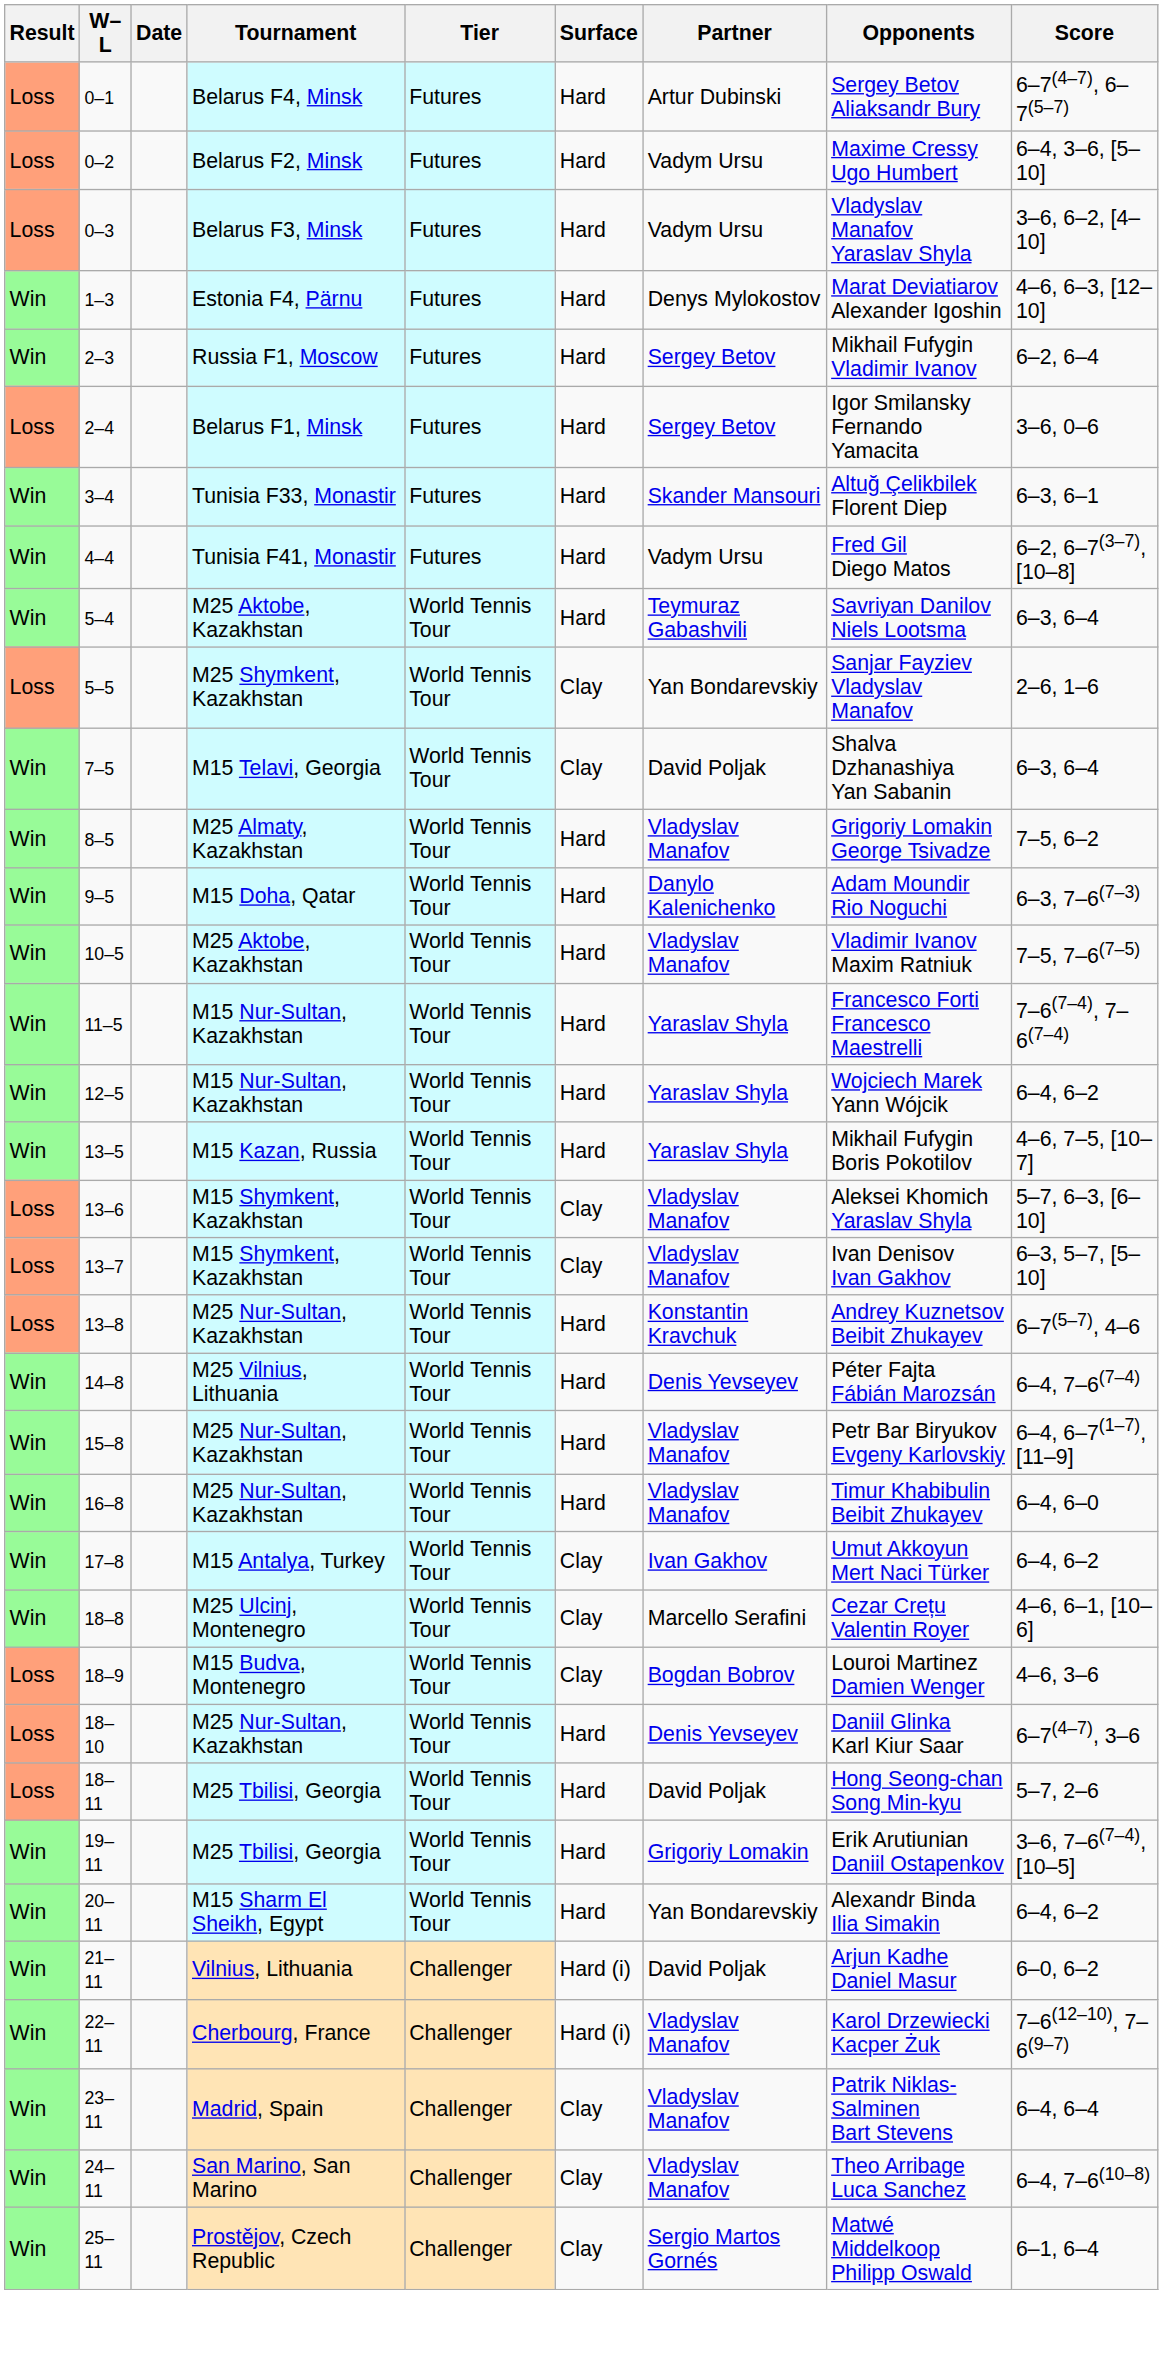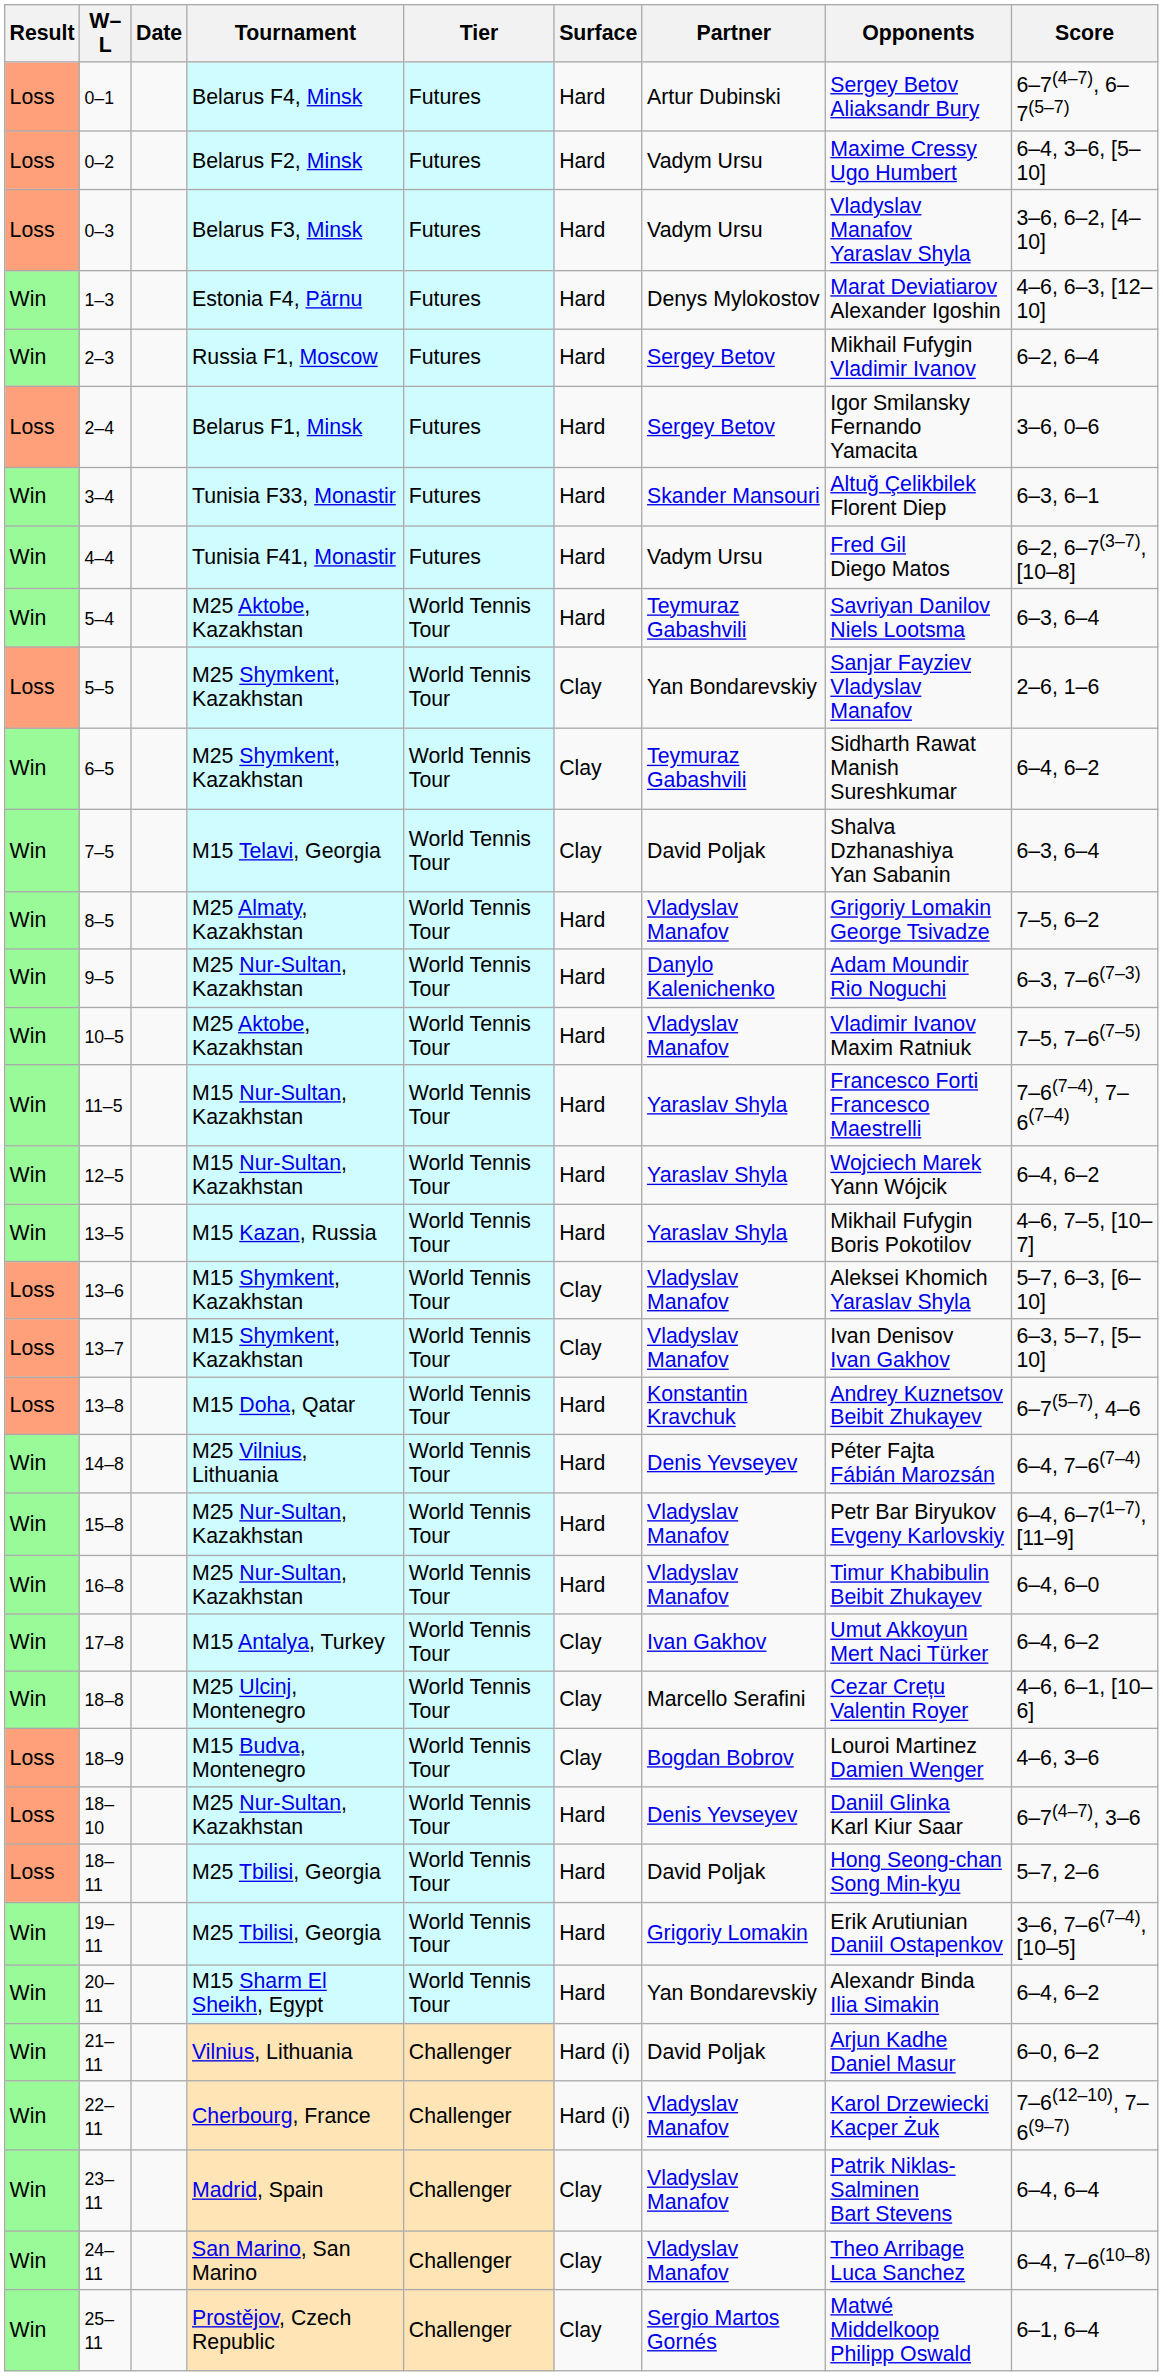+ row: (99, 770)
(274, 896) M15 Doha, Qatar -> (269, 977) M25 Nur-Sultan, Kazakhstan
(269, 1324) M25 Nur-Sultan, Kazakhstan -> (274, 1405) M15 Doha, Qatar
